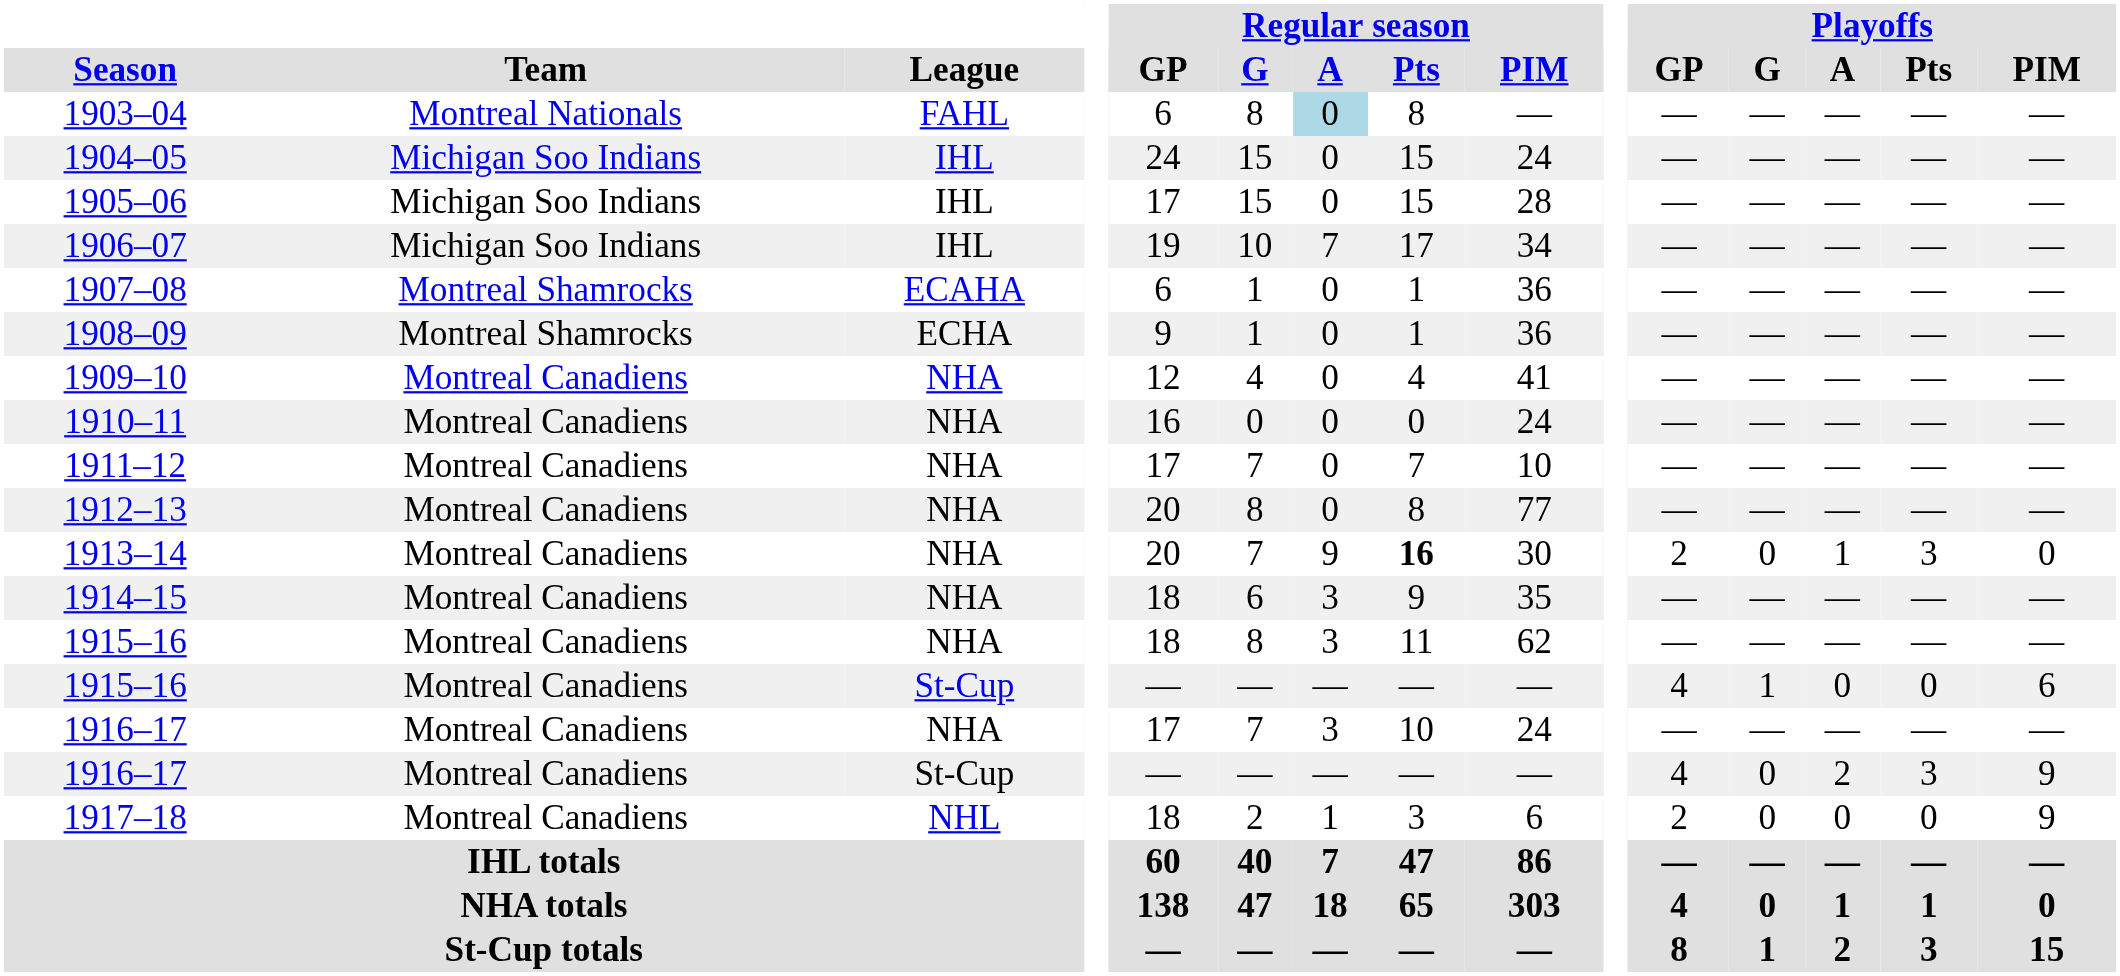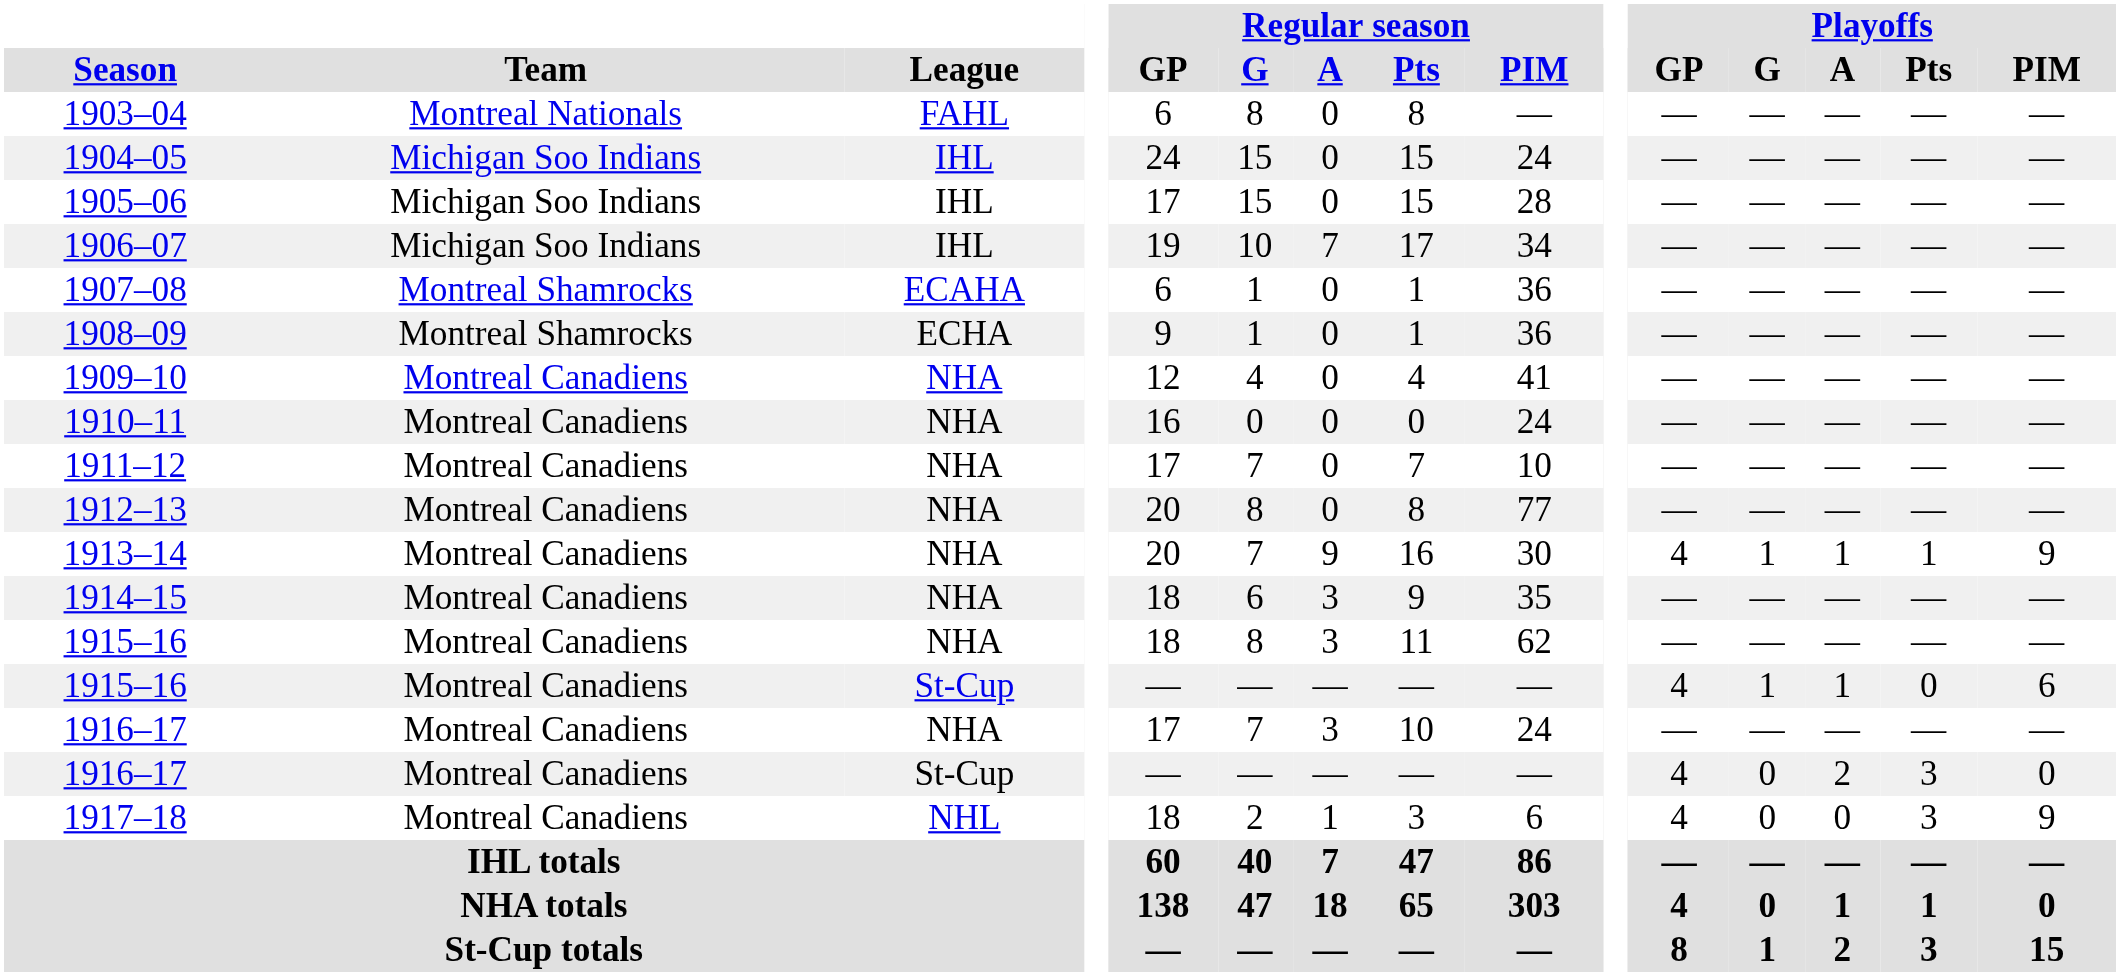(1330, 113) lightblue background -> (1330, 113) no background
(1416, 553) bold -> (1416, 553) normal
(1679, 553) 2 -> (1679, 553) 4
(1767, 553) 0 -> (1767, 553) 1
(1929, 553) 3 -> (1929, 553) 1
(2047, 553) 0 -> (2047, 553) 9
(1842, 685) 0 -> (1842, 685) 1
(2047, 773) 9 -> (2047, 773) 0
(1679, 817) 2 -> (1679, 817) 4
(1929, 817) 0 -> (1929, 817) 3
